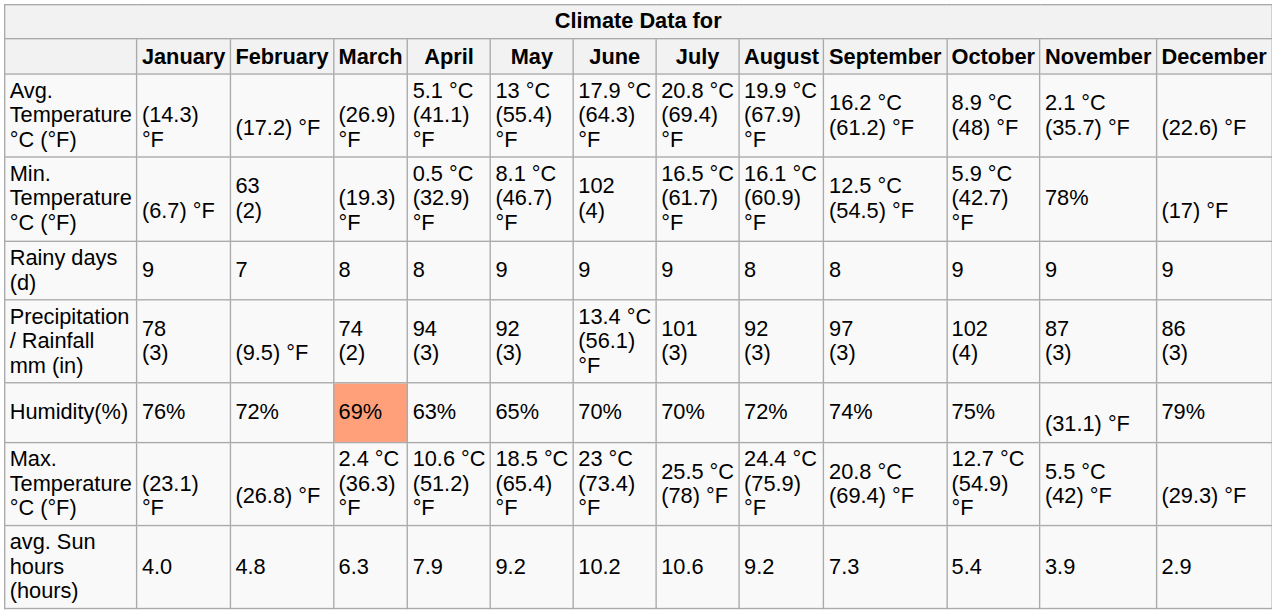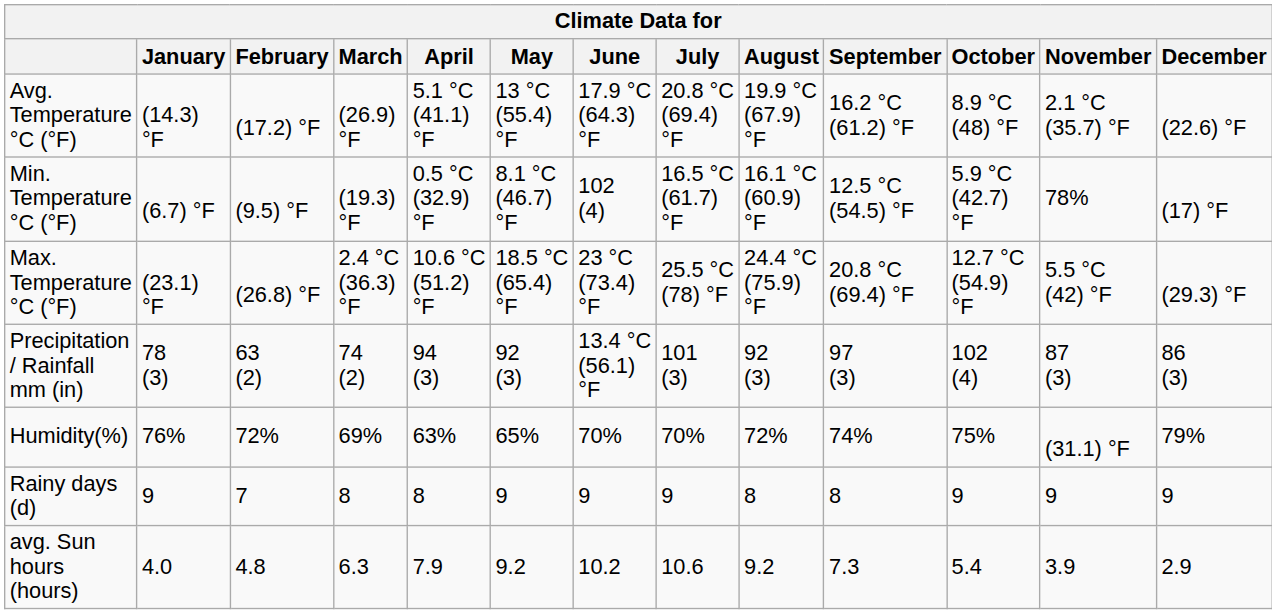(249, 198) 63 (2) -> (272, 210) (9.5) °F
rows swapped: (71, 483) <-> (64, 269)
(272, 353) (9.5) °F -> (249, 365) 63 (2)
(360, 412) lightsalmon background -> (360, 436) no background
